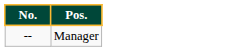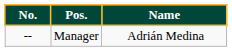+ column: (164, 15)
